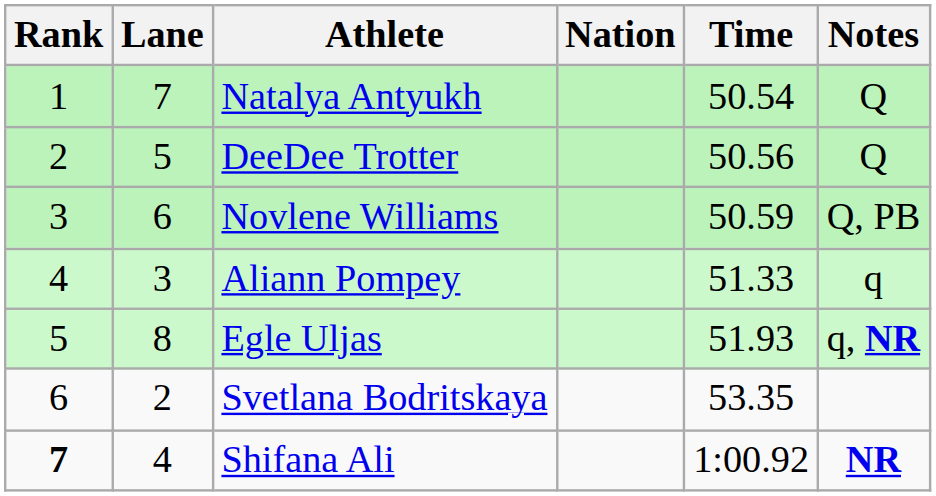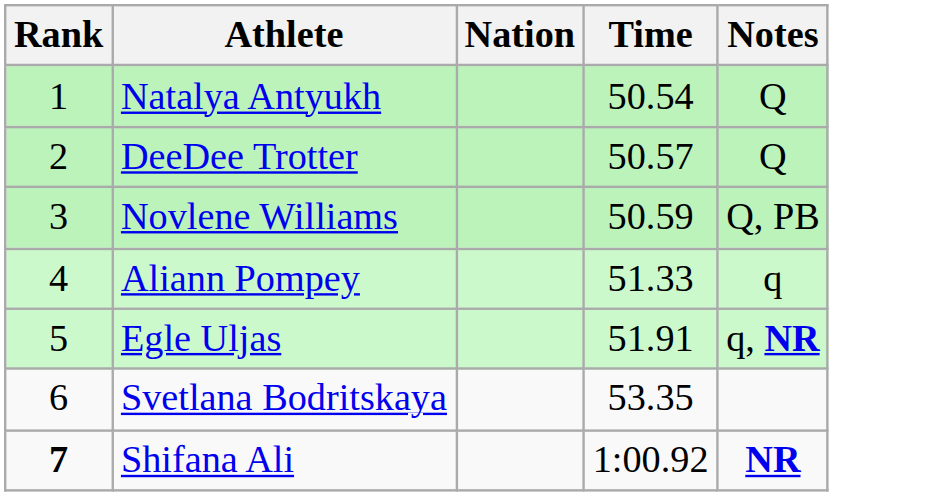- column: (162, 34)
(751, 156) 50.56 -> (651, 156) 50.57
(751, 338) 51.93 -> (651, 338) 51.91
